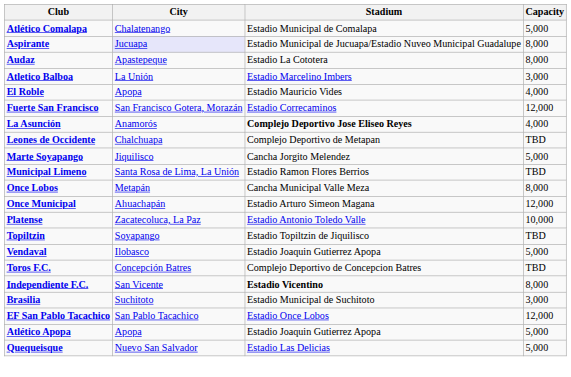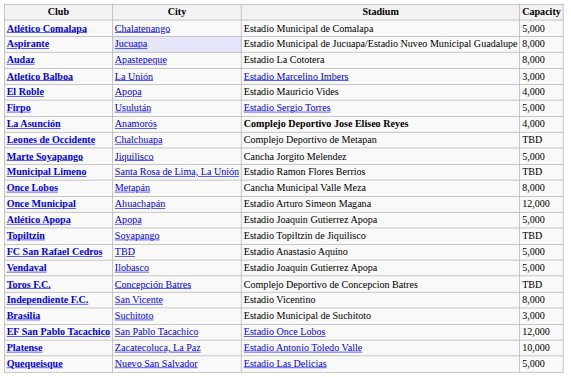+ row: (19, 108)
- row: (53, 108)
rows swapped: (25, 220) <-> (39, 332)
+ row: (55, 252)
(285, 284) bold -> (280, 300) normal
